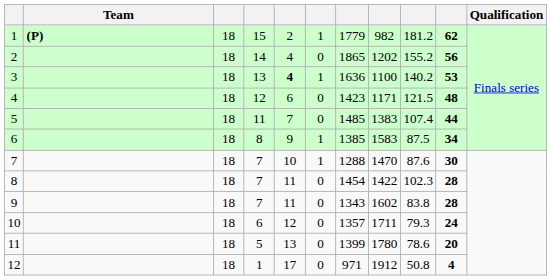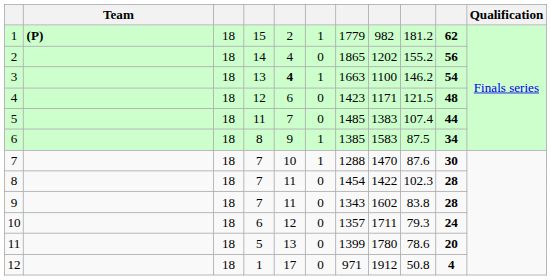(352, 77) 1636 -> (352, 77) 1663
(418, 77) 140.2 -> (418, 77) 146.2
(451, 77) 53 -> (451, 77) 54
